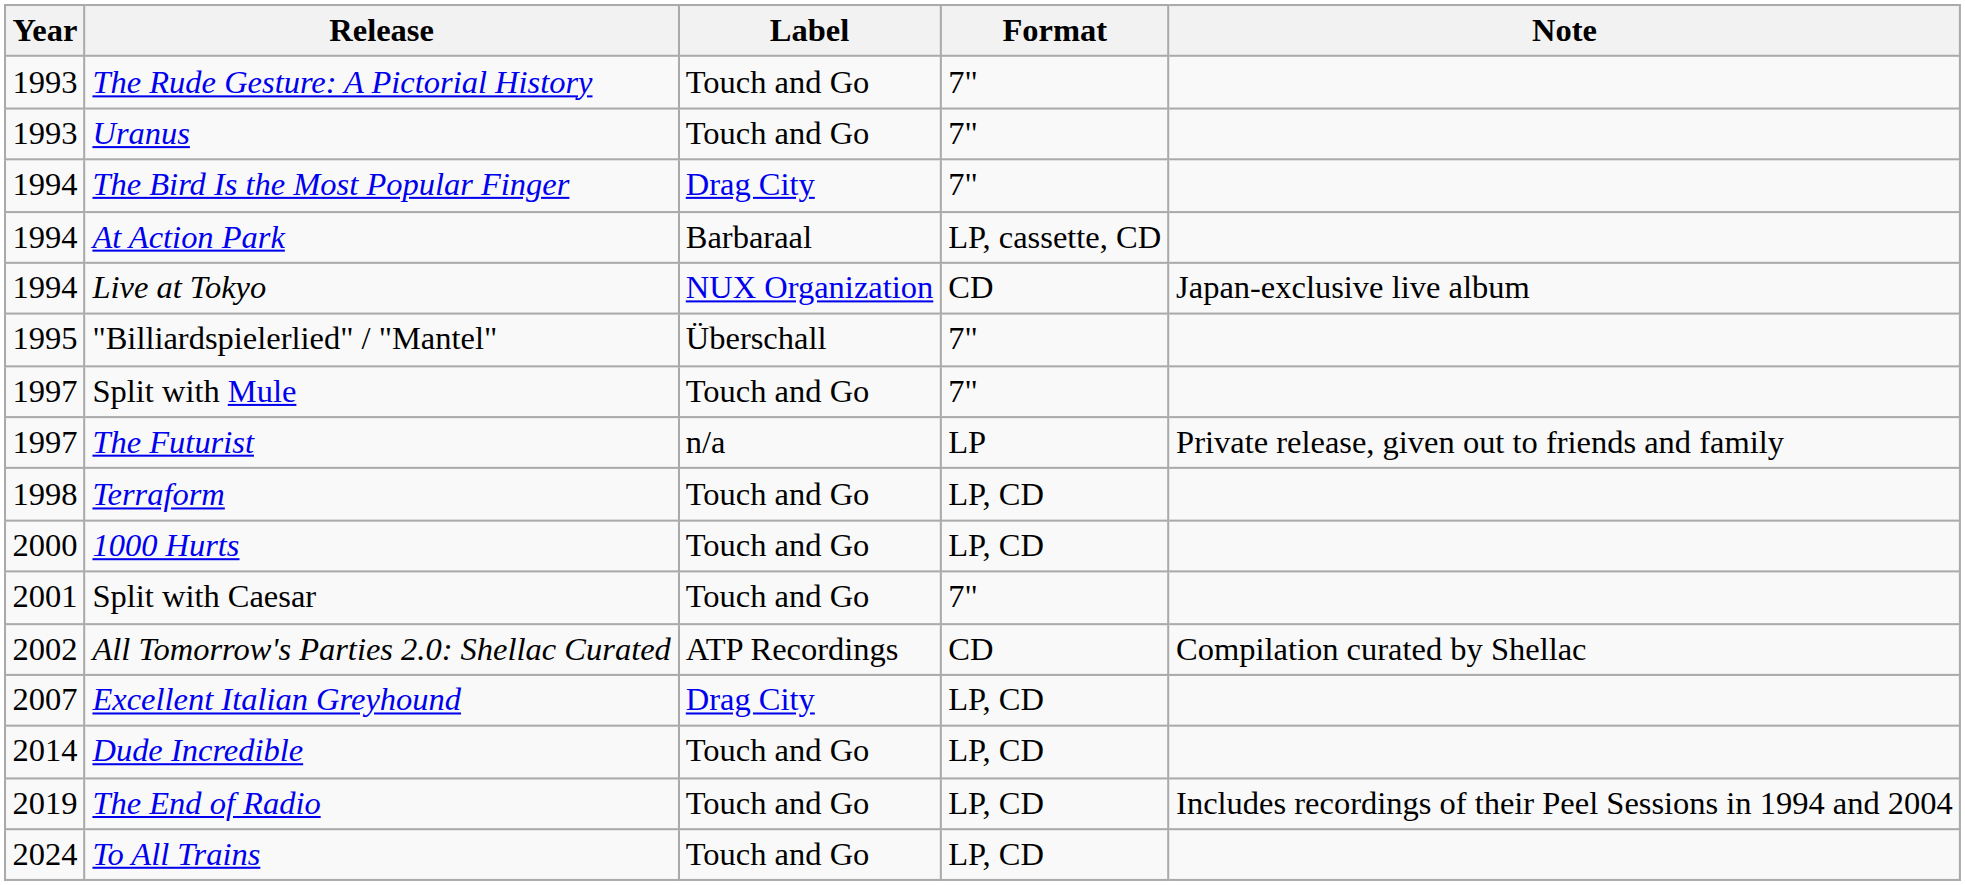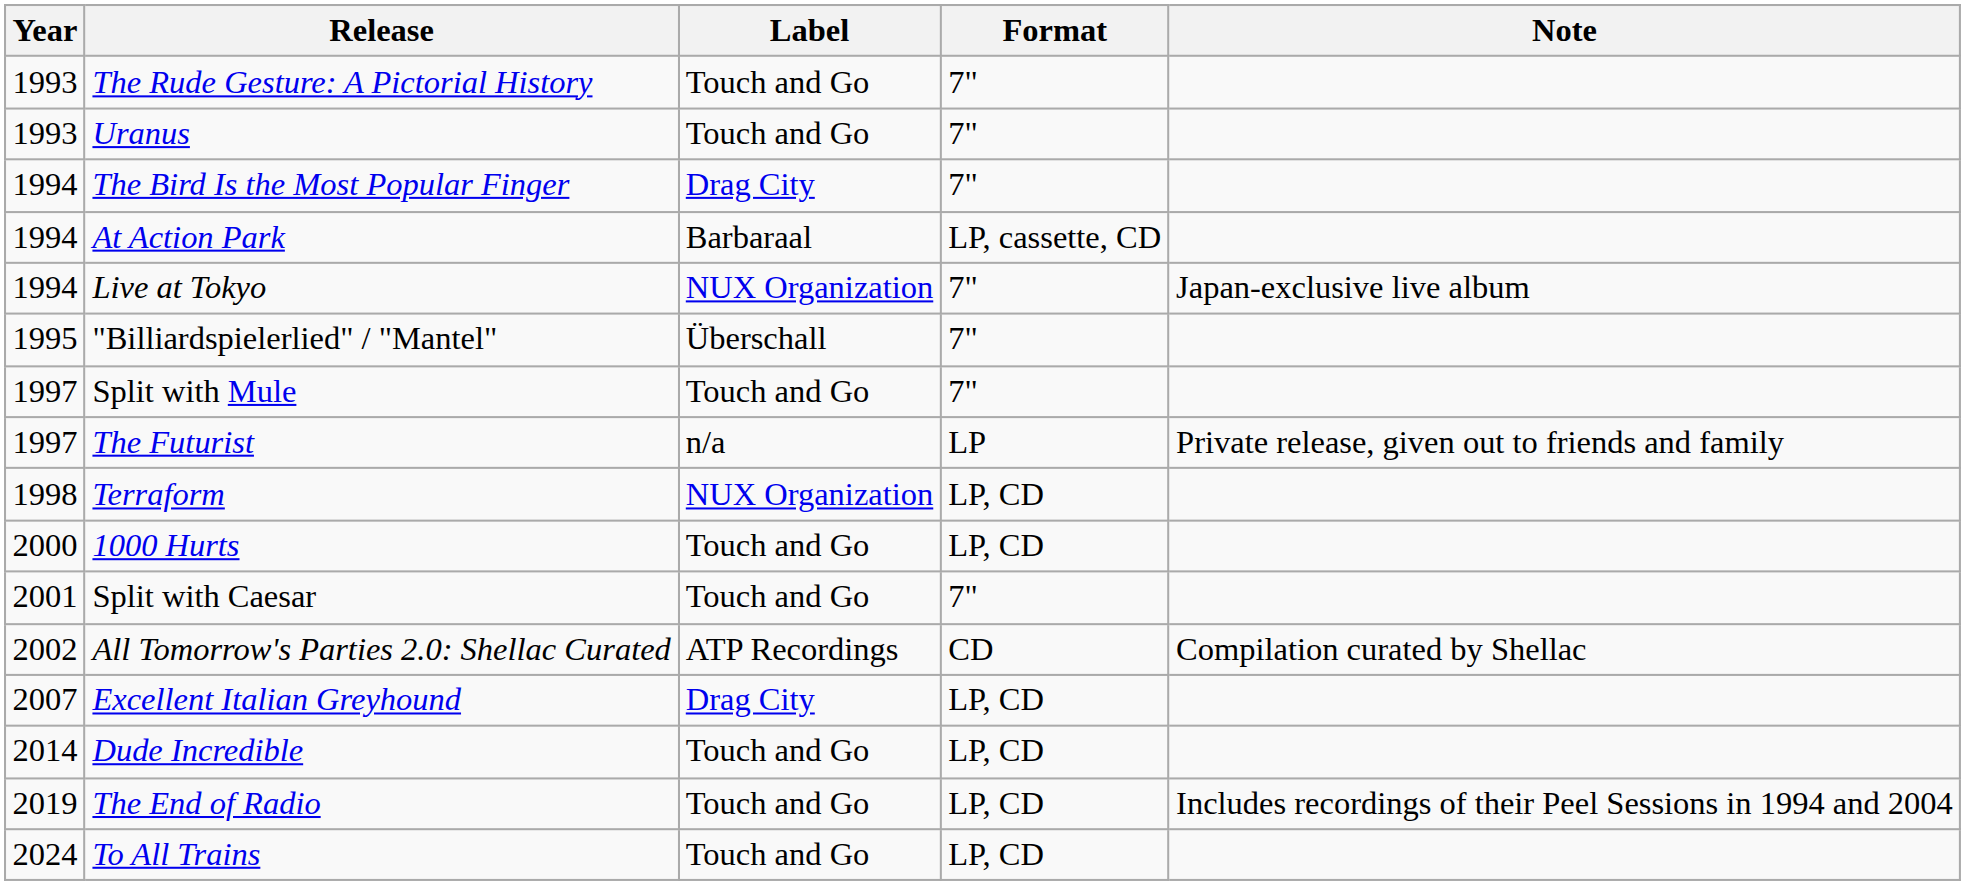(971, 287) CD -> (963, 287) 7"
(778, 493) Touch and Go -> (810, 493) NUX Organization
